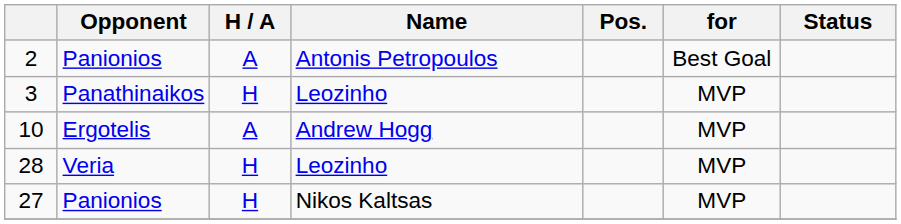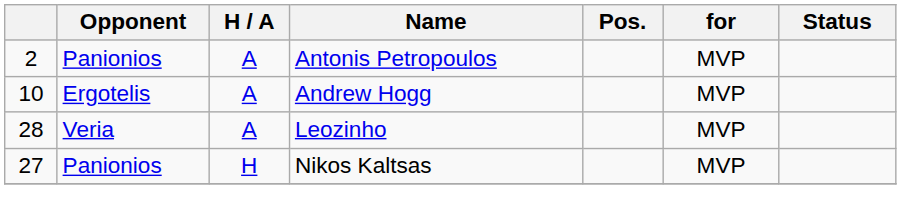(722, 58) Best Goal -> (721, 58) MVP
- row: (31, 93)
(250, 165) H -> (249, 129) A
